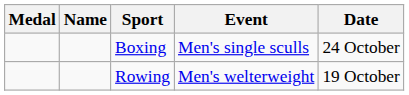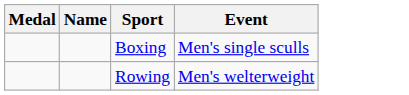- column: (361, 18)
